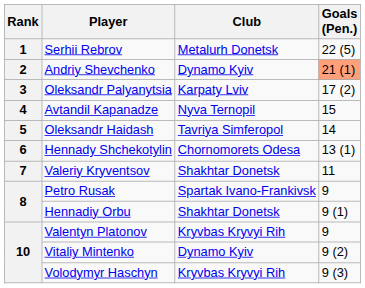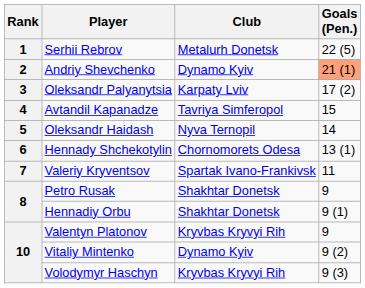(216, 110) Nyva Ternopil -> (230, 110) Tavriya Simferopol
(230, 130) Tavriya Simferopol -> (216, 130) Nyva Ternopil
(229, 171) Shakhtar Donetsk -> (247, 171) Spartak Ivano-Frankivsk
(247, 191) Spartak Ivano-Frankivsk -> (229, 191) Shakhtar Donetsk
